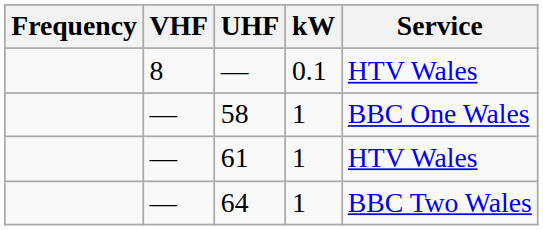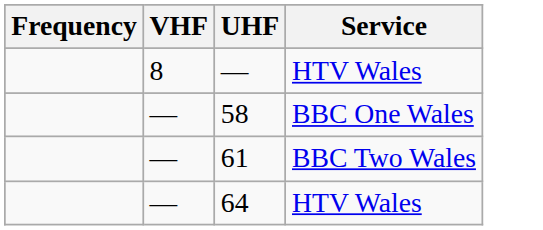- column: (314, 26)
(413, 158) HTV Wales -> (384, 158) BBC Two Wales
(440, 202) BBC Two Wales -> (357, 202) HTV Wales
